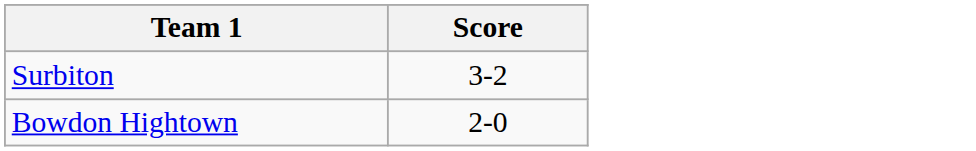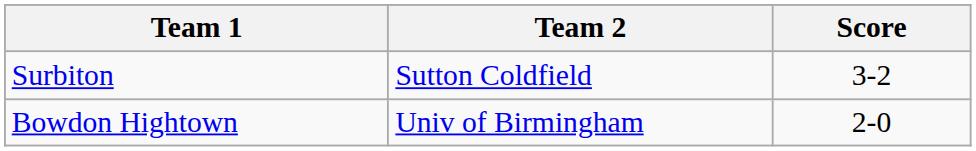+ column: (580, 27)
